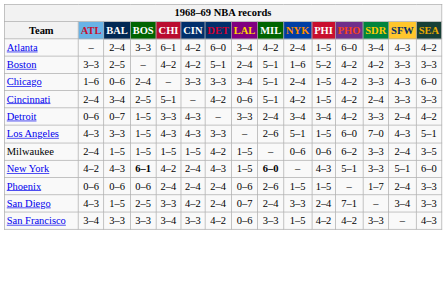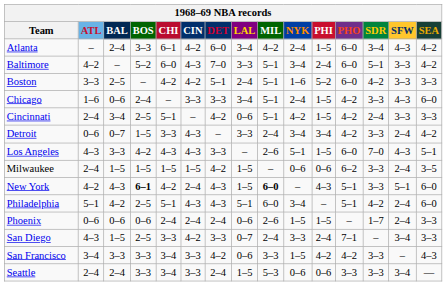+ row: (28, 65)
(349, 65) 4–2 -> (349, 82) 6–0
(143, 134) 1–5 -> (143, 151) 4–2
+ row: (33, 203)
(218, 203) 2–4 -> (218, 238) 3–3
+ row: (21, 272)
